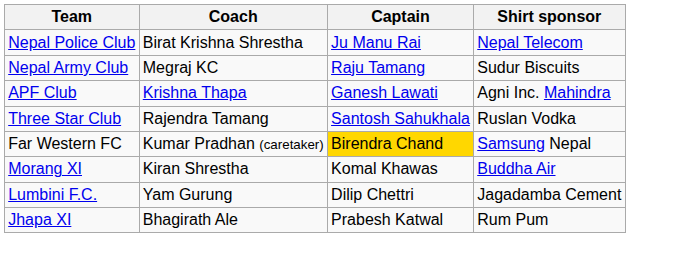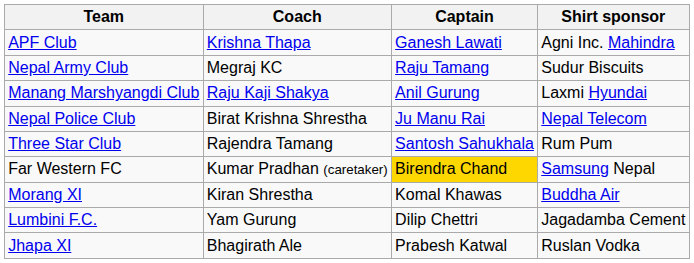rows swapped: (72, 42) <-> (42, 93)
+ row: (104, 93)
(527, 118) Ruslan Vodka -> (577, 144) Rum Pum
(513, 220) Rum Pum -> (591, 245) Ruslan Vodka
